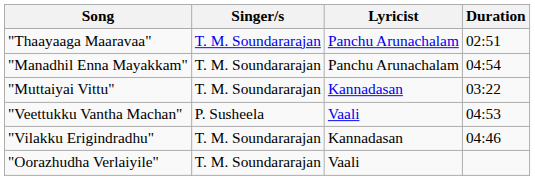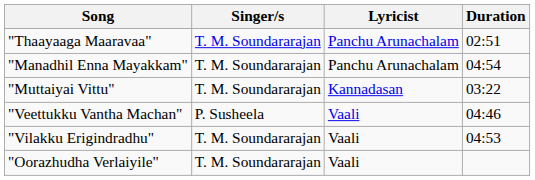(483, 114) 04:53 -> (483, 114) 04:46
(365, 138) Kannadasan -> (344, 138) Vaali
(483, 138) 04:46 -> (483, 138) 04:53
